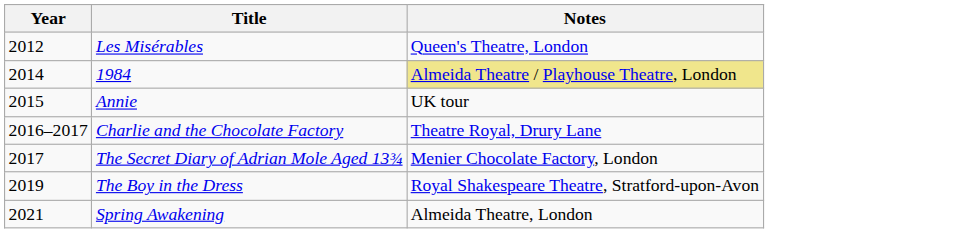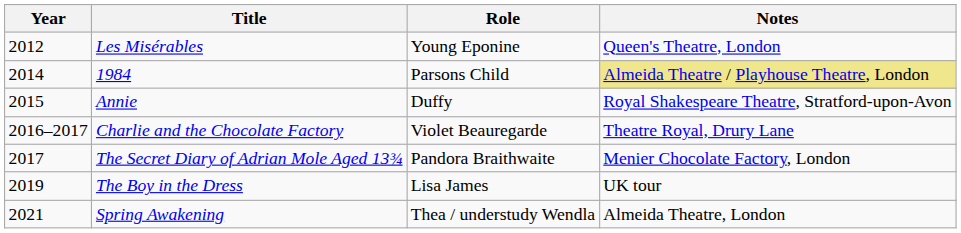+ column: (503, 18)
(440, 102) UK tour -> (777, 102) Royal Shakespeare Theatre, Stratford-upon-Avon
(585, 185) Royal Shakespeare Theatre, Stratford-upon-Avon -> (632, 185) UK tour
